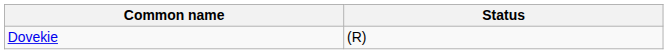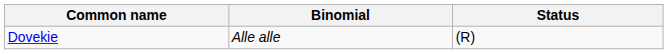+ column: (340, 15)
